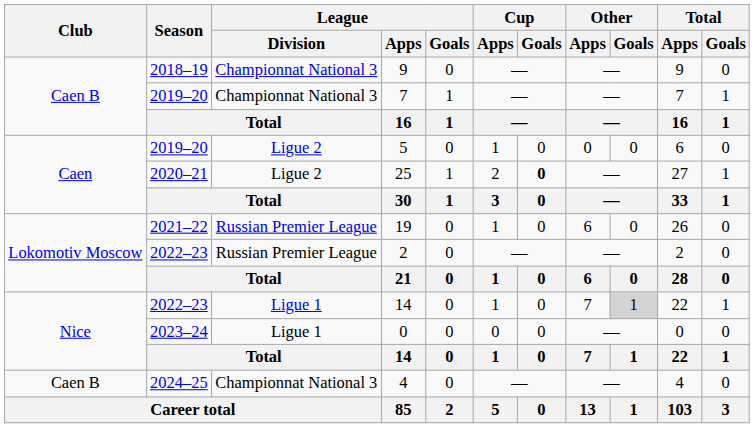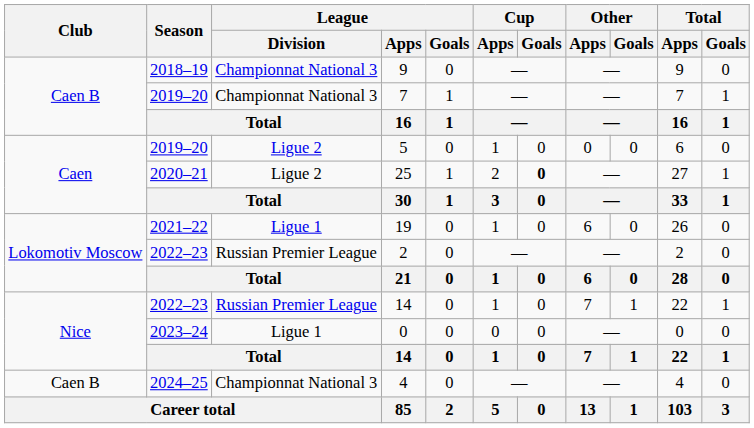(296, 226) Russian Premier League -> (296, 226) Ligue 1
(296, 305) Ligue 1 -> (296, 305) Russian Premier League
(634, 305) lightgrey background -> (634, 305) no background
